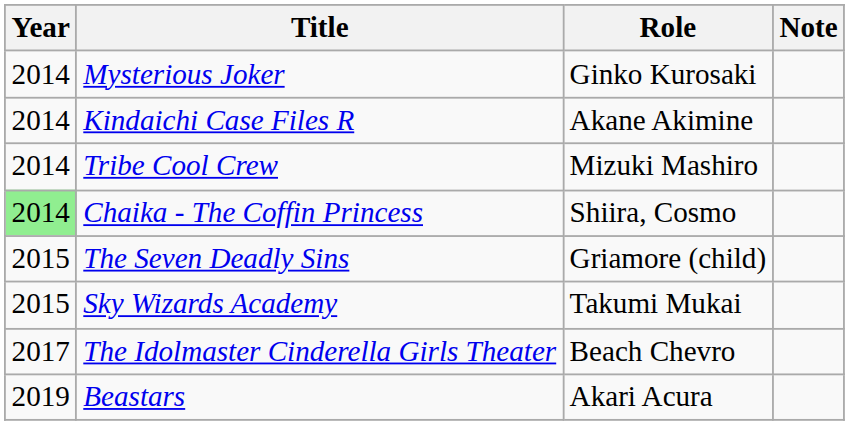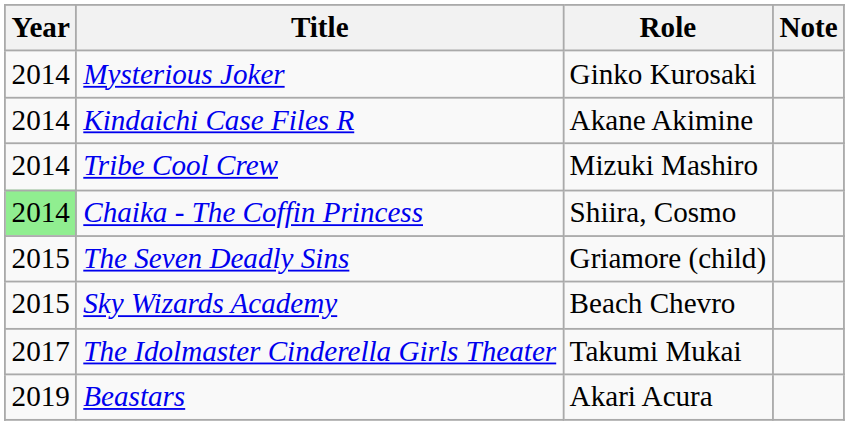(656, 304) Takumi Mukai -> (653, 304) Beach Chevro
(653, 350) Beach Chevro -> (656, 350) Takumi Mukai
